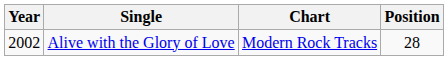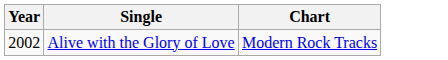- column: (412, 17)
